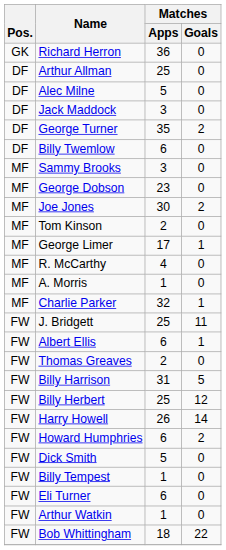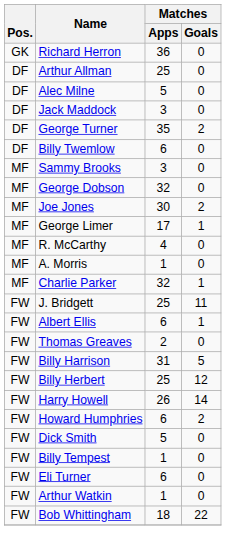(163, 187) 23 -> (163, 187) 32
- row: (70, 226)
